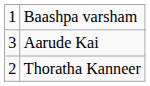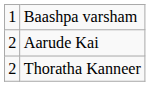(12, 42) 3 -> (12, 42) 2
